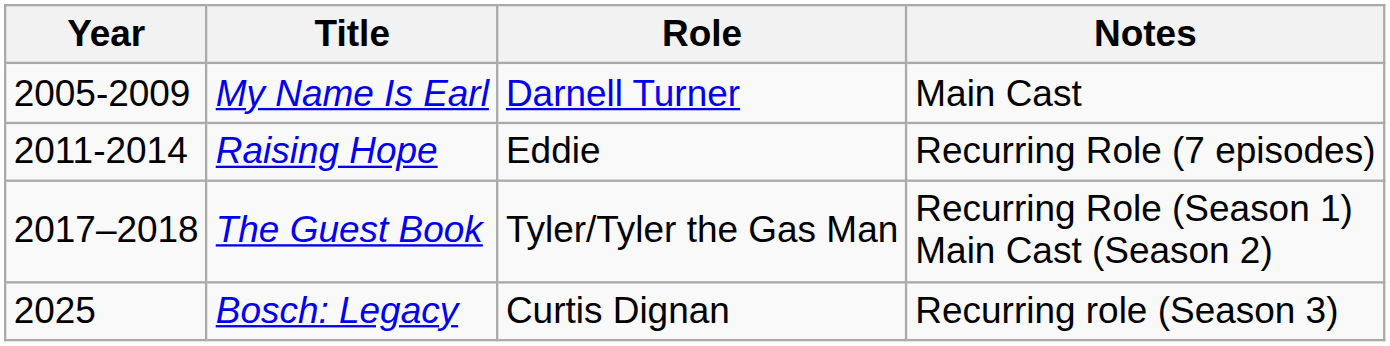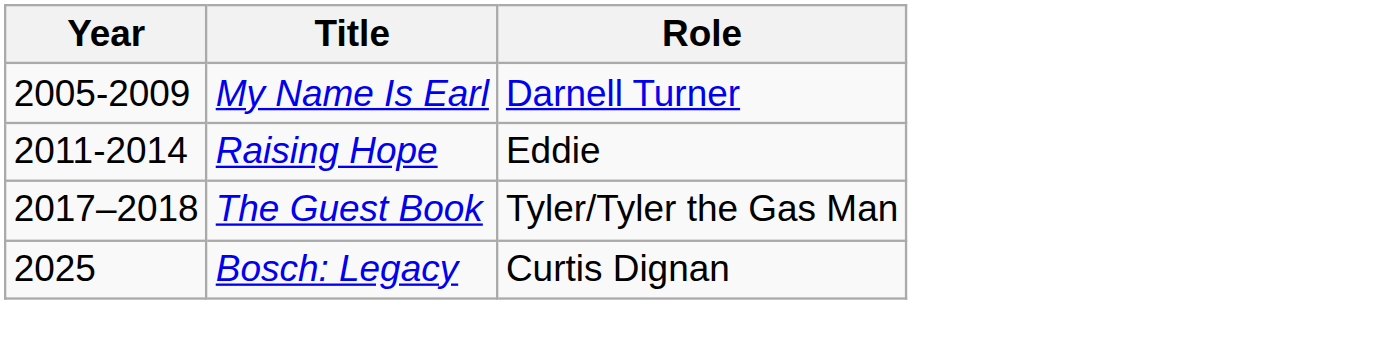- column: (1145, 33)
